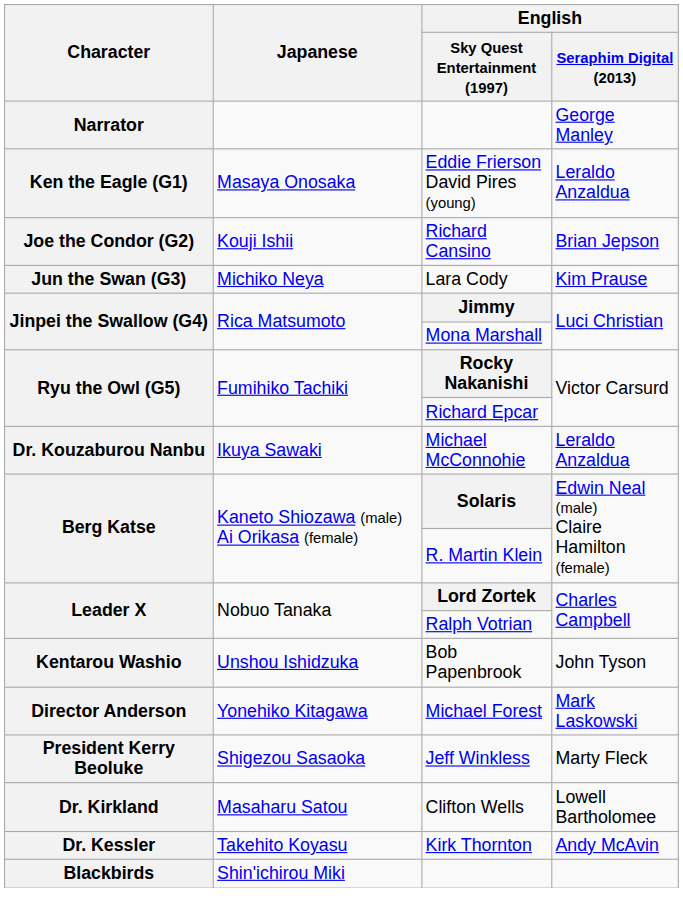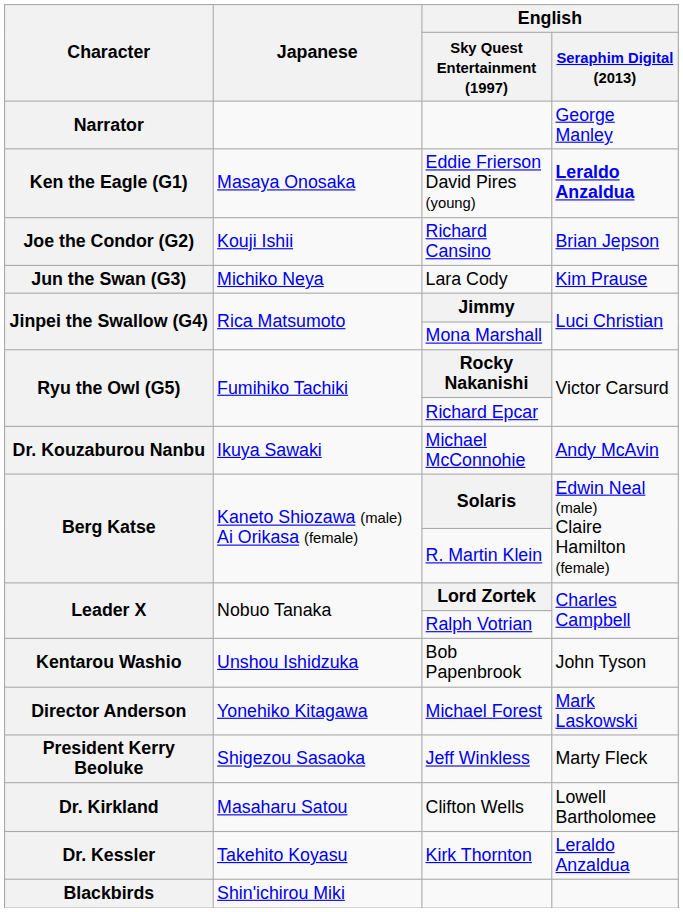(593, 183) normal -> (595, 183) bold
(593, 450) Leraldo Anzaldua -> (607, 450) Andy McAvin
(607, 845) Andy McAvin -> (593, 855) Leraldo Anzaldua
